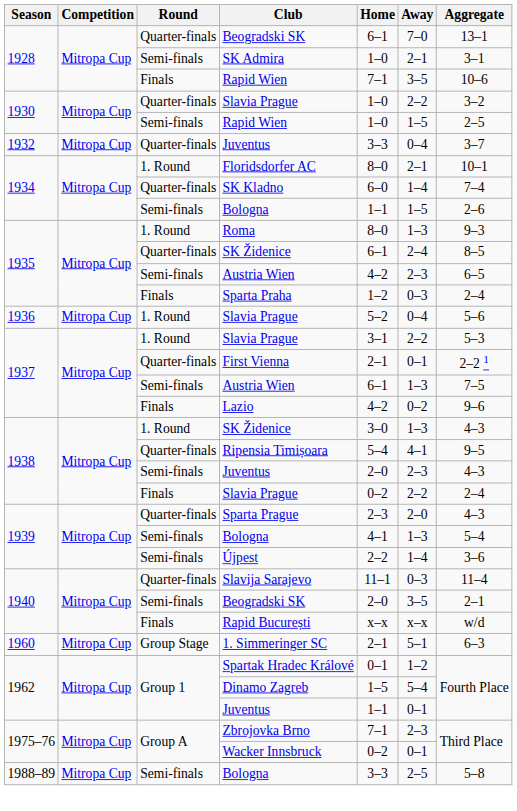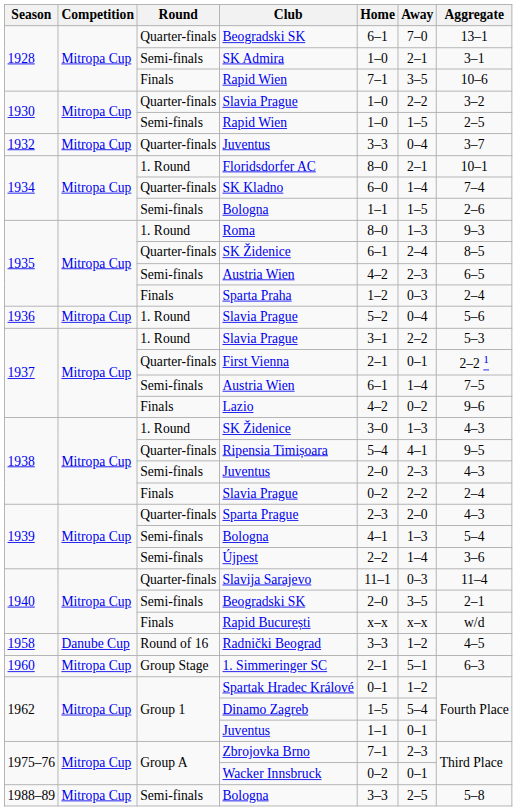(417, 385) 1–3 -> (417, 385) 1–4
+ row: (21, 644)
